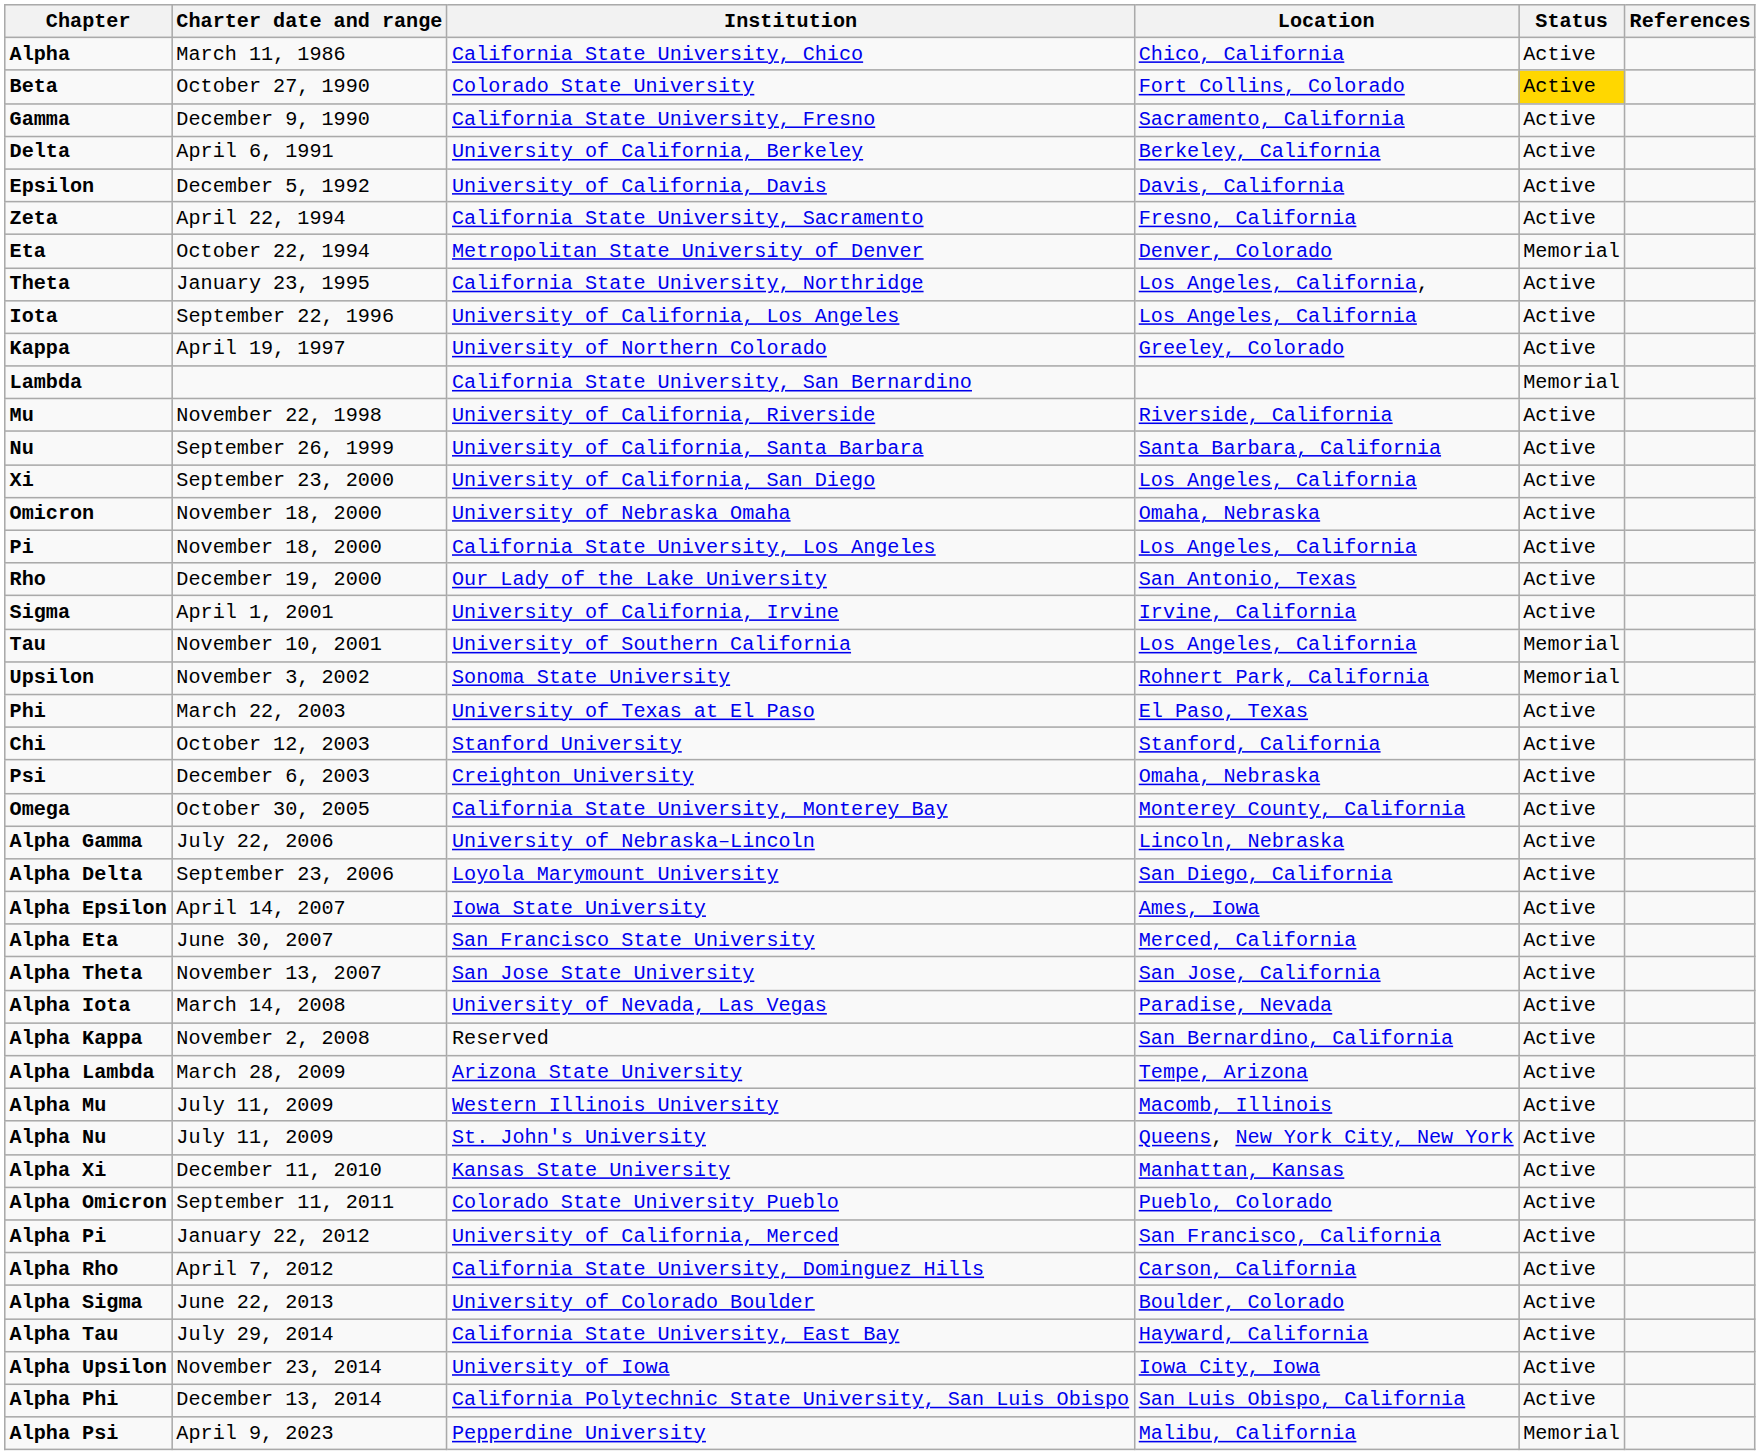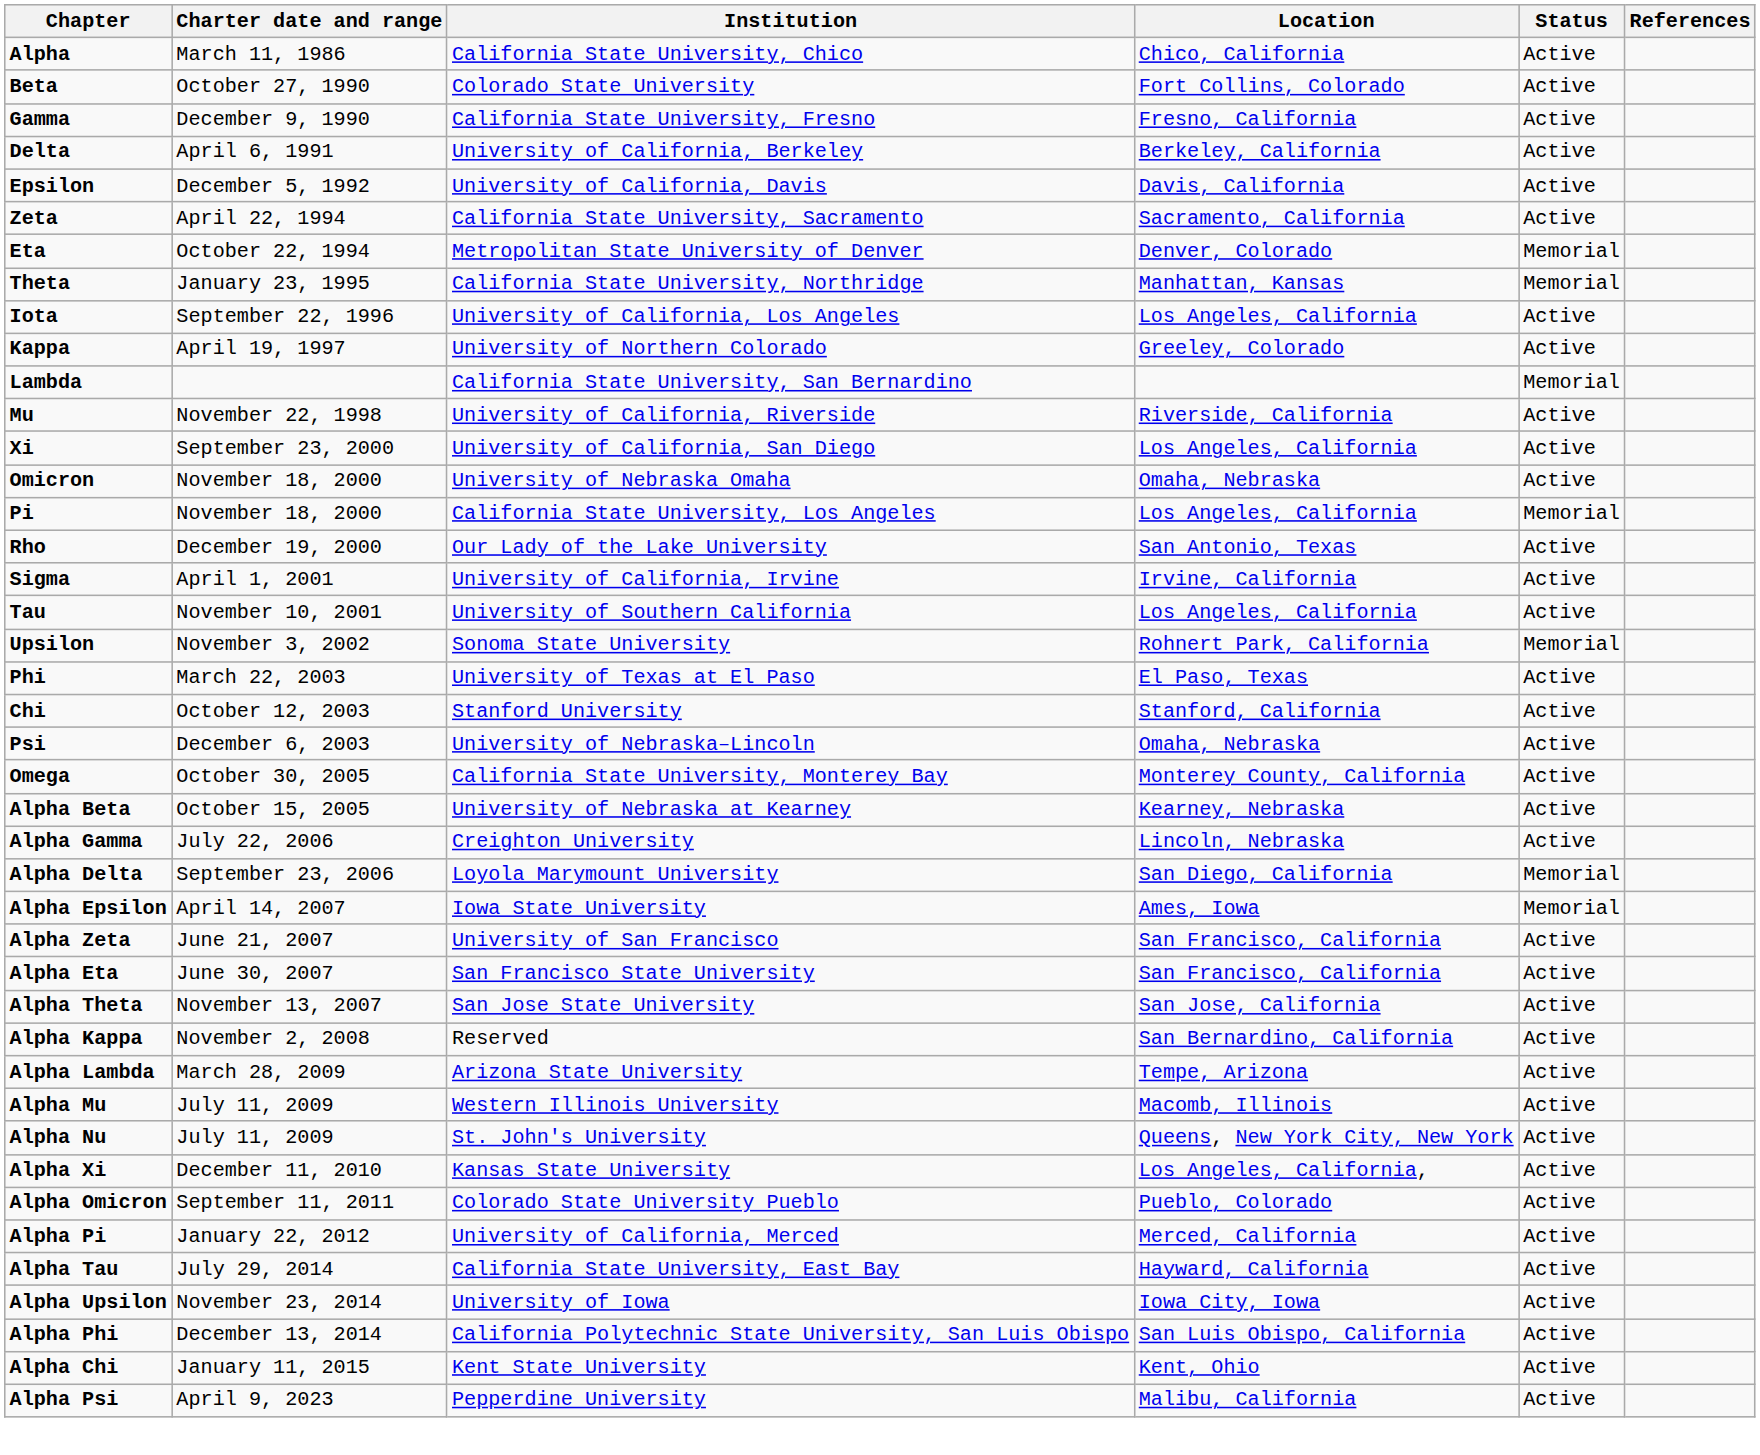(1559, 87) gold background -> (1559, 87) no background
(1272, 120) Sacramento, California -> (1248, 120) Fresno, California
(1248, 218) Fresno, California -> (1272, 218) Sacramento, California
(1284, 284) Los Angeles, California, -> (1242, 284) Manhattan, Kansas
(1559, 284) Active -> (1572, 284) Memorial
- row: (22, 448)
(1559, 547) Active -> (1572, 514) Memorial
(1572, 645) Memorial -> (1559, 612) Active
(573, 777) Creighton University -> (633, 744) University of Nebraska–Lincoln
+ row: (70, 809)
(633, 842) University of Nebraska–Lincoln -> (573, 842) Creighton University
(1559, 875) Active -> (1572, 875) Memorial
(1559, 908) Active -> (1572, 908) Memorial
+ row: (70, 941)
(1248, 941) Merced, California -> (1290, 974) San Francisco, California
- row: (70, 1006)
(1242, 1171) Manhattan, Kansas -> (1284, 1171) Los Angeles, California,
(1290, 1236) San Francisco, California -> (1248, 1236) Merced, California
- row: (64, 1269)
- row: (76, 1302)
+ row: (64, 1368)
(1572, 1433) Memorial -> (1559, 1401) Active
